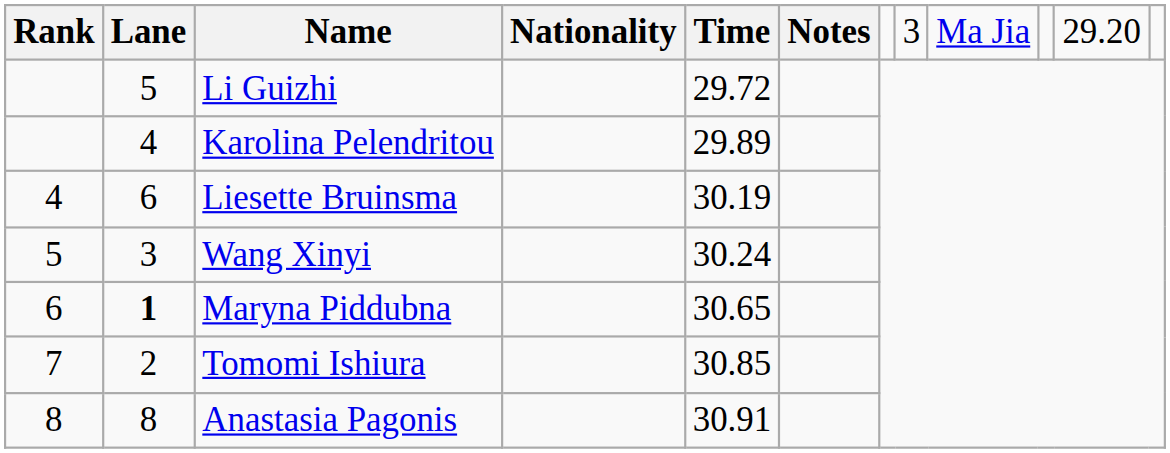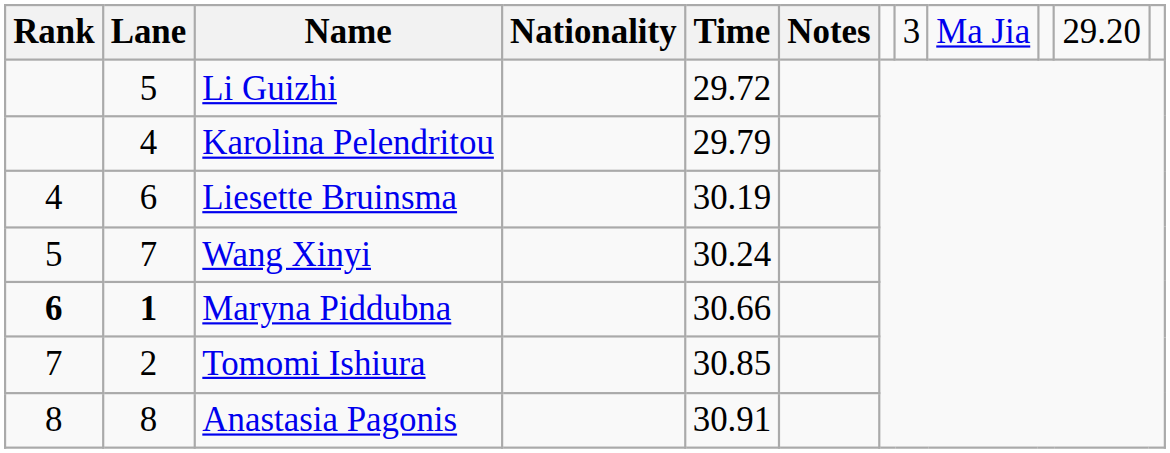(732, 142) 29.89 -> (732, 142) 29.79
(148, 253) 3 -> (148, 253) 7
(54, 308) normal -> (54, 308) bold
(732, 308) 30.65 -> (732, 308) 30.66
